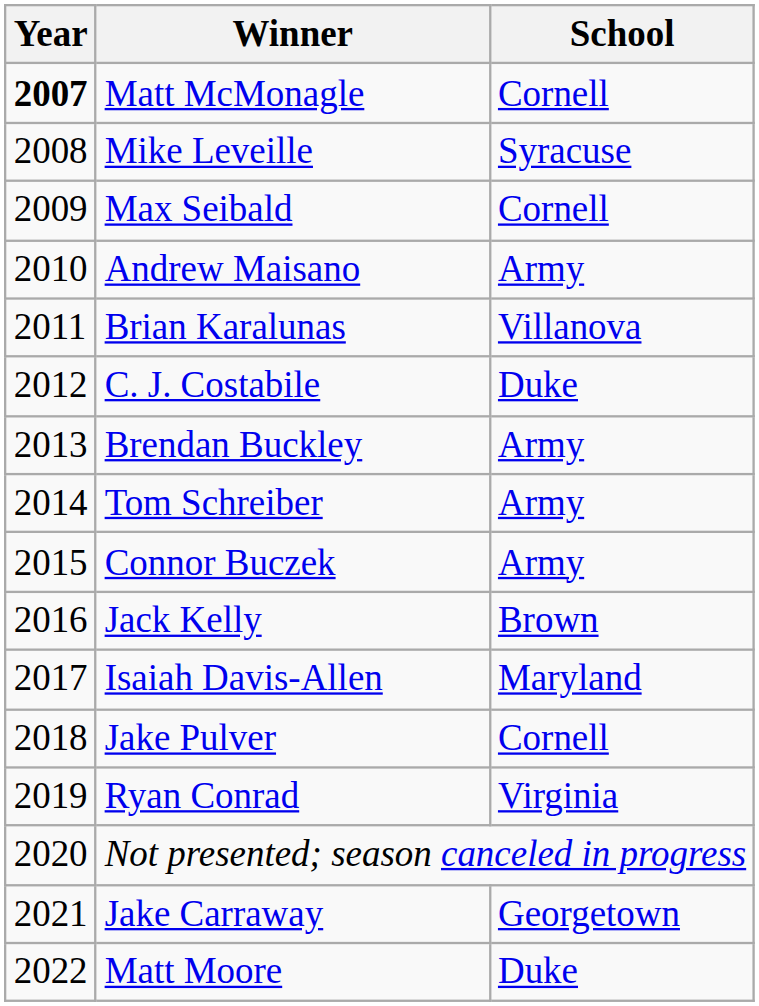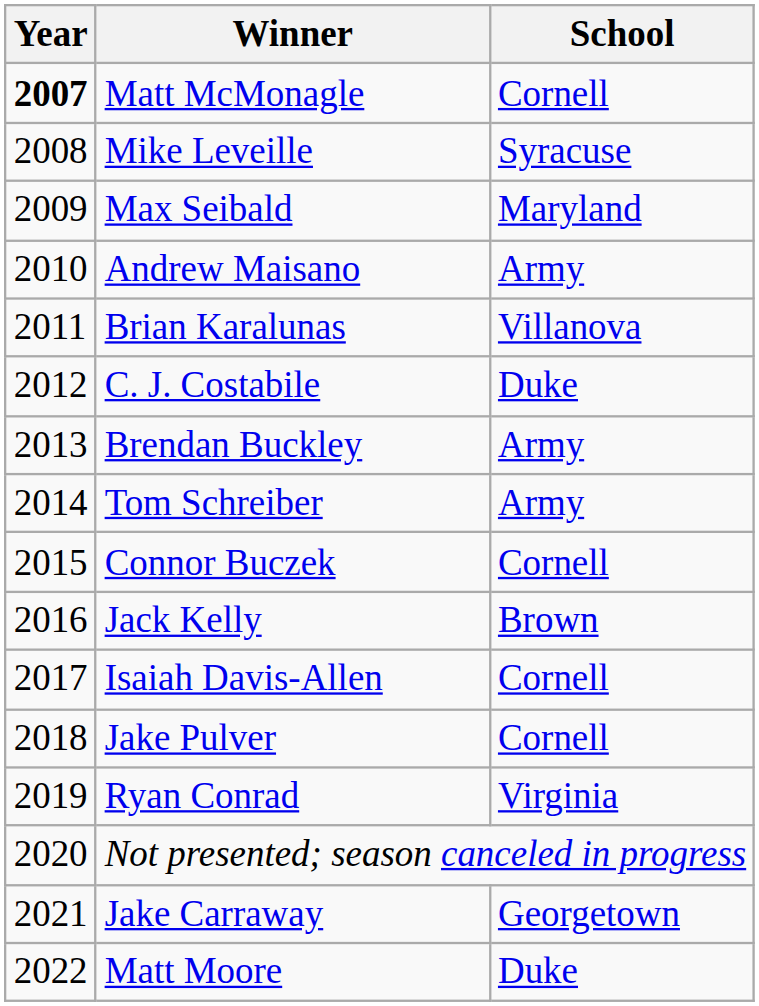(553, 209) Cornell -> (570, 209) Maryland
(541, 561) Army -> (553, 561) Cornell
(570, 678) Maryland -> (553, 678) Cornell
